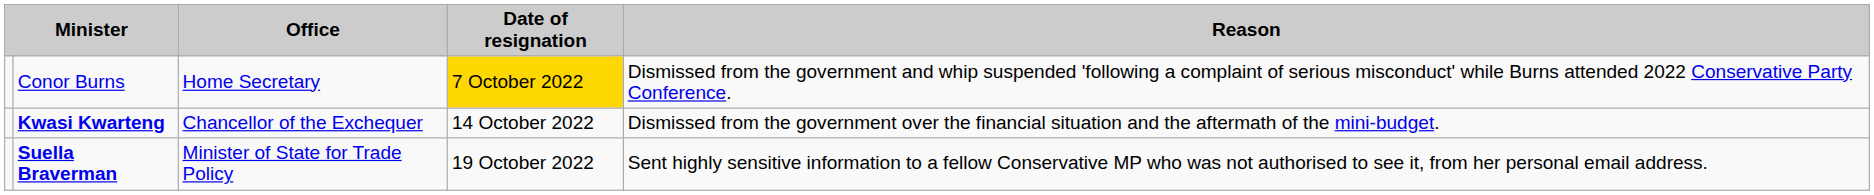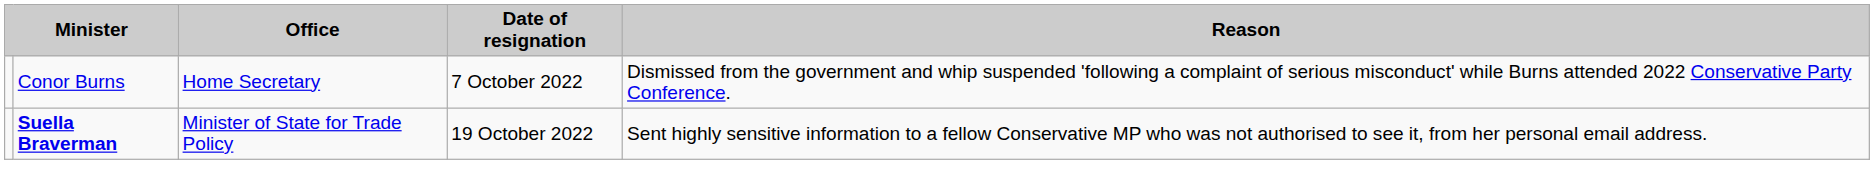(518, 81) gold background -> (517, 81) no background
- row: (91, 122)
